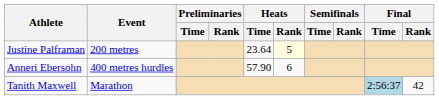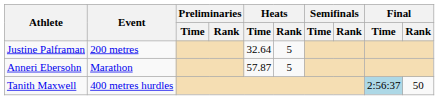(259, 50) 23.64 -> (259, 50) 32.64
(289, 50) lightyellow background -> (289, 50) no background
(132, 68) 400 metres hurdles -> (111, 68) Marathon
(259, 68) 57.90 -> (259, 68) 57.87
(289, 68) 6 -> (289, 68) 5
(111, 86) Marathon -> (132, 86) 400 metres hurdles
(418, 86) 42 -> (418, 86) 50
